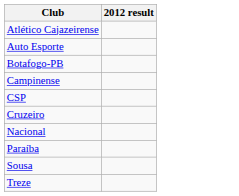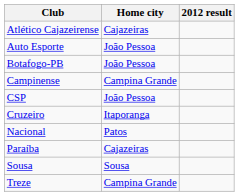+ column: (140, 13)
